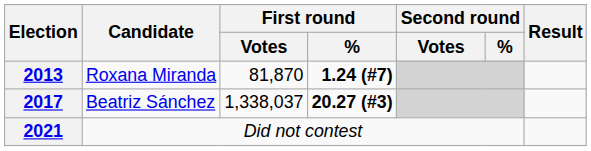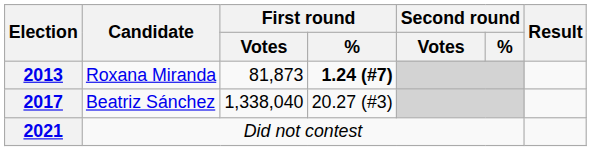(276, 74) 81,870 -> (276, 74) 81,873
(264, 103) 1,338,037 -> (264, 103) 1,338,040
(352, 103) bold -> (352, 103) normal
